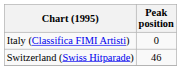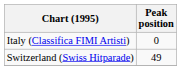(156, 57) 46 -> (156, 57) 49
